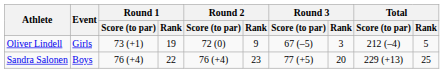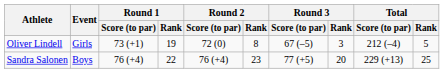(256, 44) 9 -> (256, 44) 8
